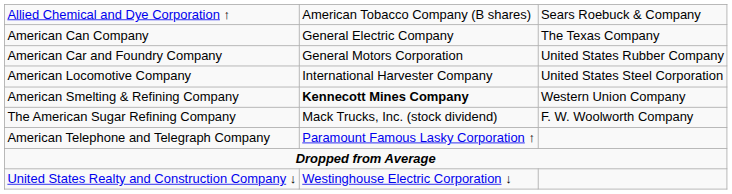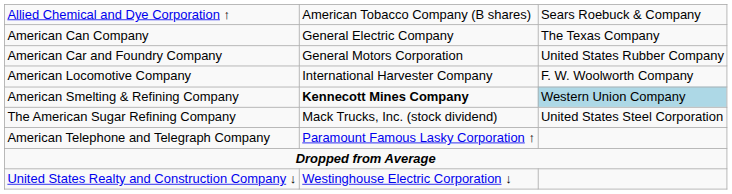(632, 76) United States Steel Corporation -> (617, 76) F. W. Woolworth Company
(613, 96) no background -> (613, 96) lightblue background
(617, 117) F. W. Woolworth Company -> (632, 117) United States Steel Corporation
